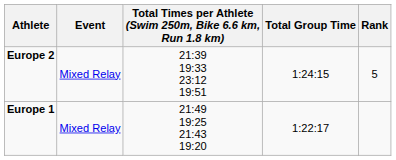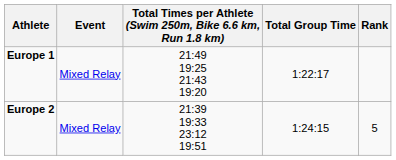rows swapped: (31, 110) <-> (31, 56)
